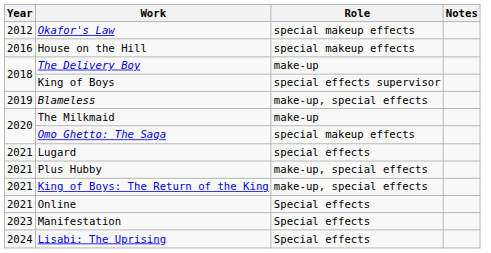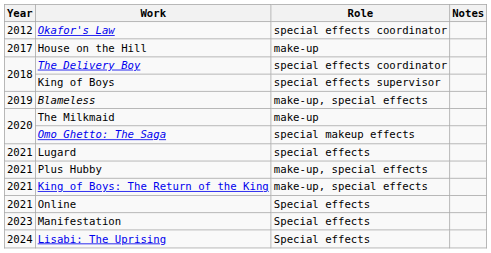(344, 30) special makeup effects -> (360, 30) special effects coordinator
(20, 48) 2016 -> (20, 48) 2017
(344, 48) special makeup effects -> (296, 48) make-up
(296, 65) make-up -> (360, 65) special effects coordinator
